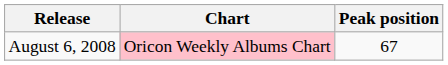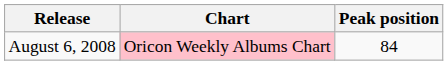(389, 45) 67 -> (389, 45) 84
